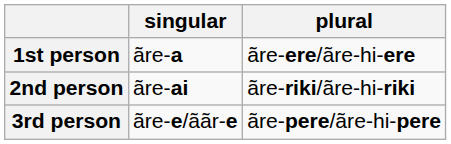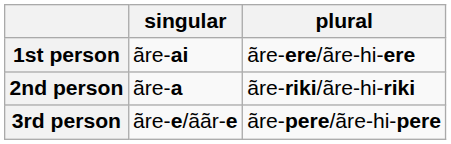(158, 54) ãre-a -> (161, 54) ãre-ai
(161, 88) ãre-ai -> (158, 88) ãre-a
